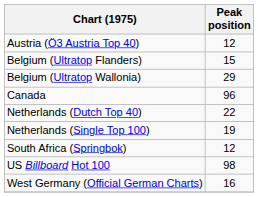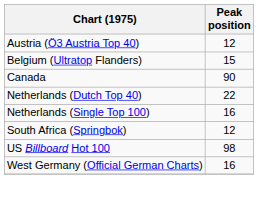- row: (74, 78)
(229, 95) 96 -> (229, 78) 90
(229, 130) 19 -> (229, 113) 16
